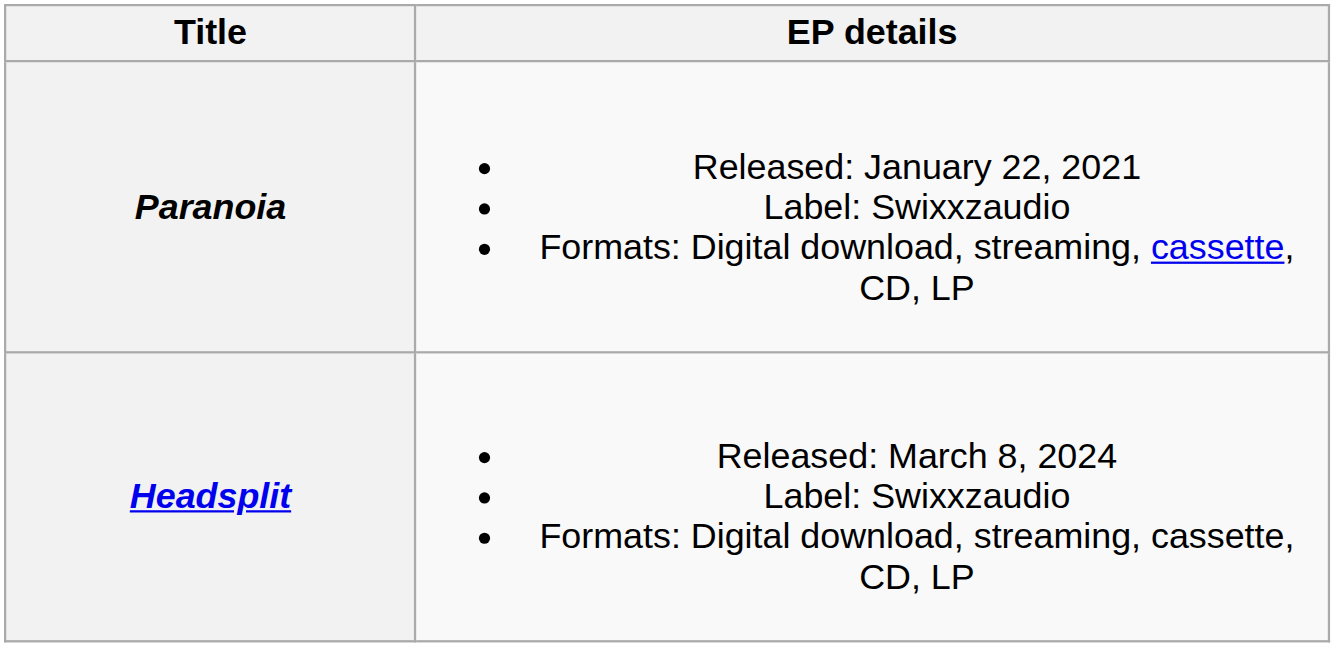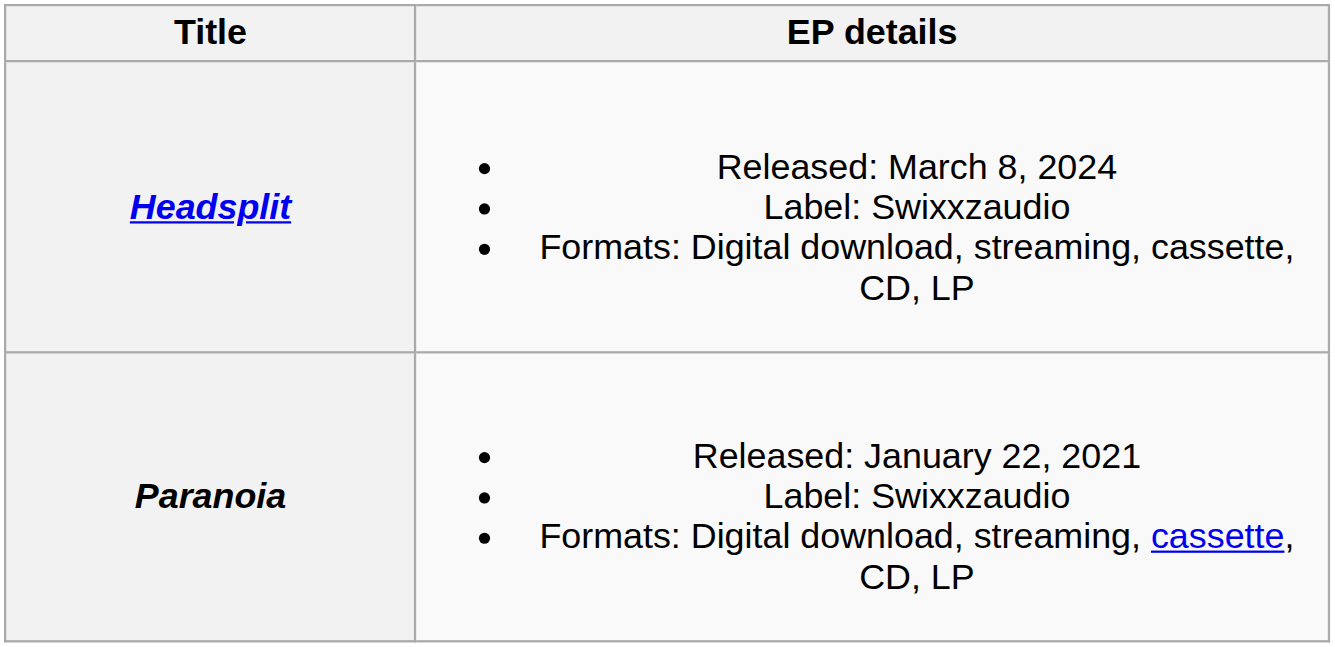rows swapped: (210, 206) <-> (210, 496)
